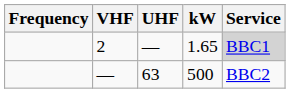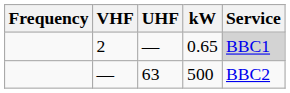(203, 46) 1.65 -> (203, 46) 0.65
